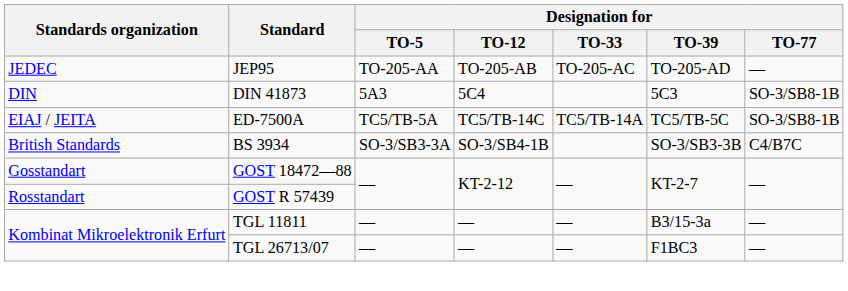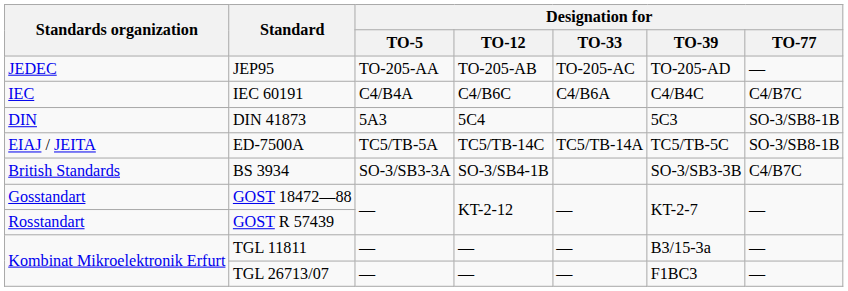+ row: (268, 94)
